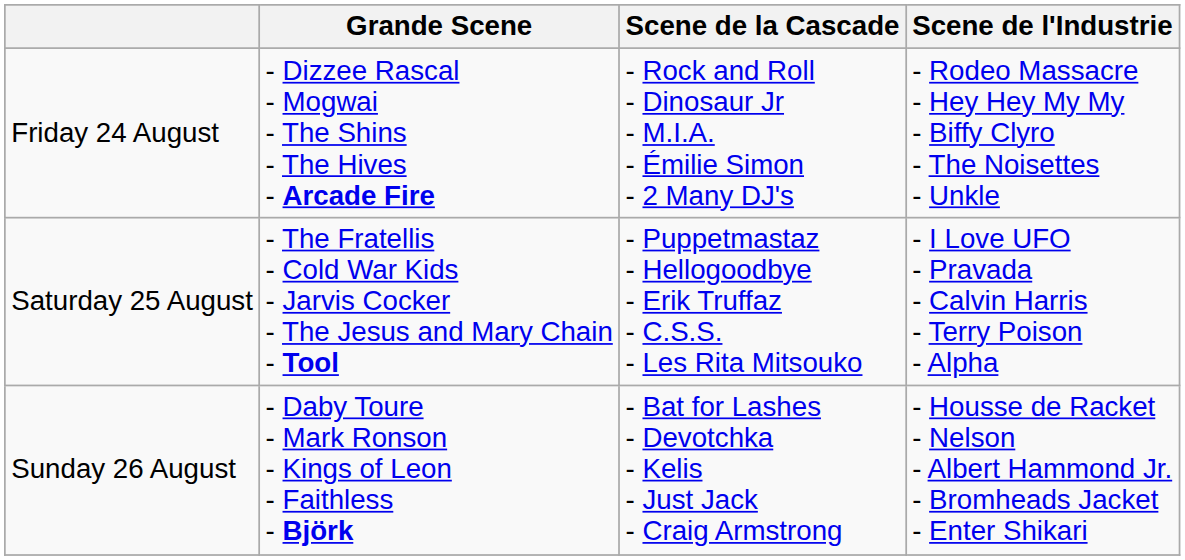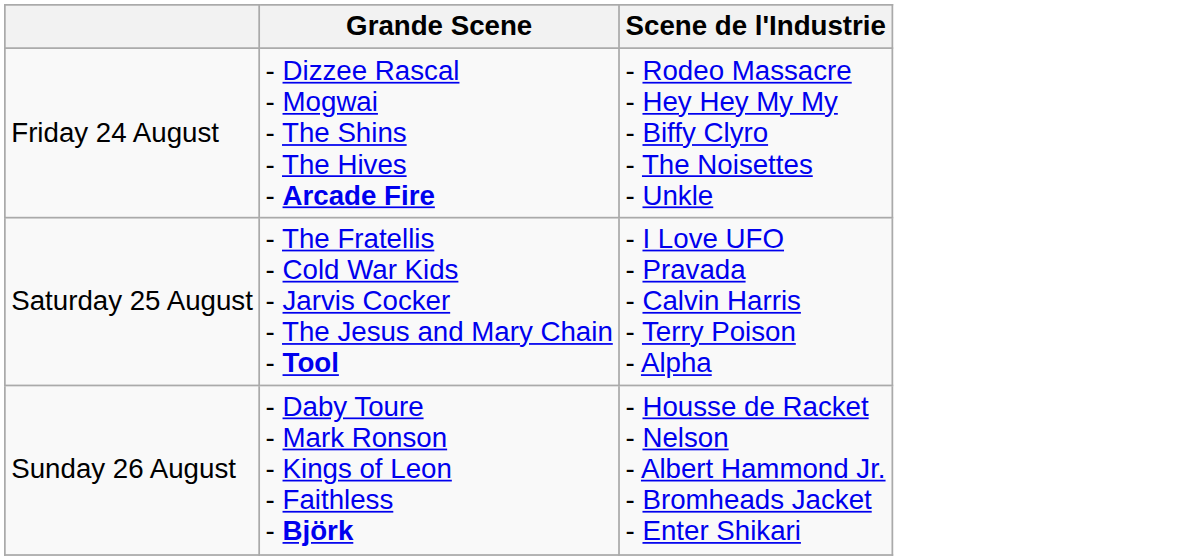- column: (762, 26)
